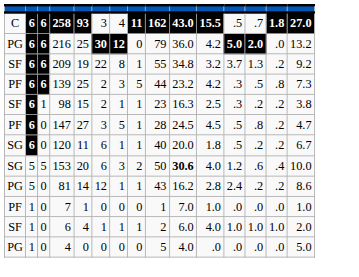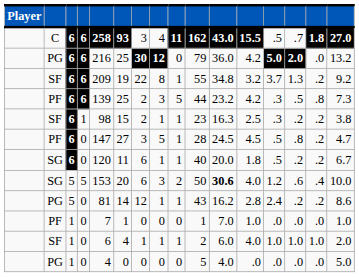+ column: (24, 16)
